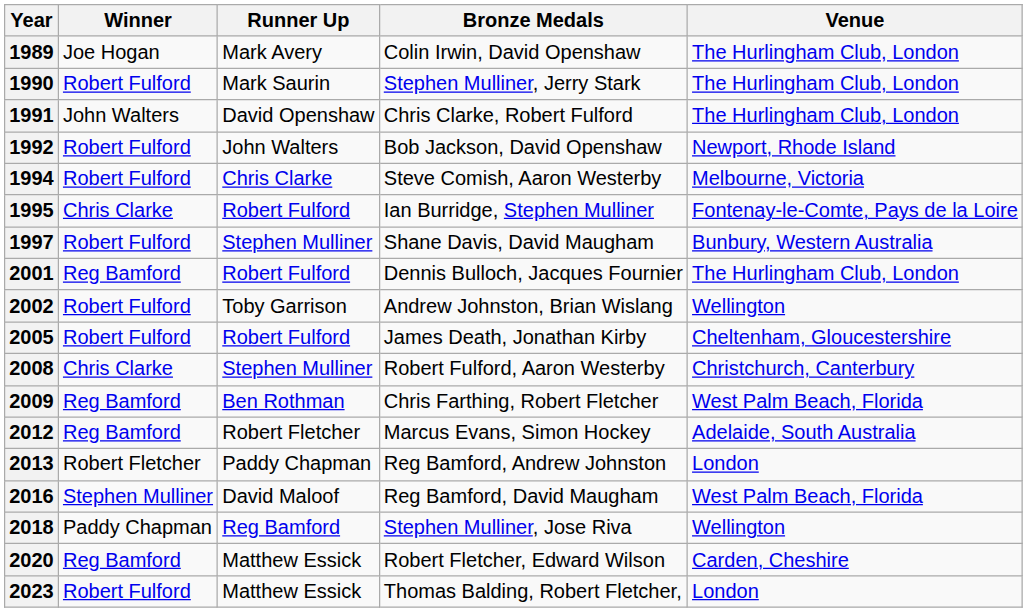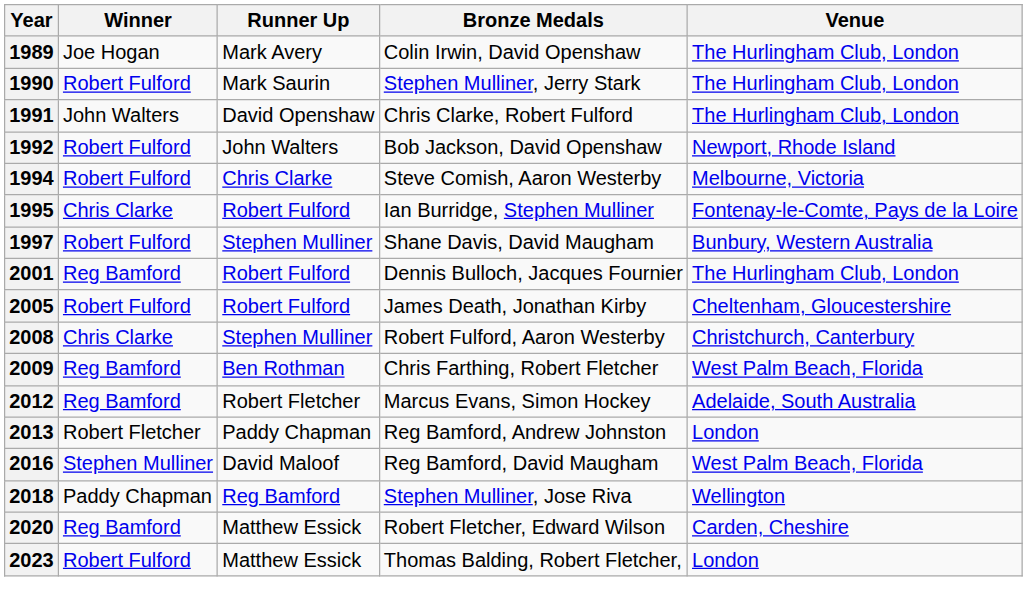- row: (31, 305)
